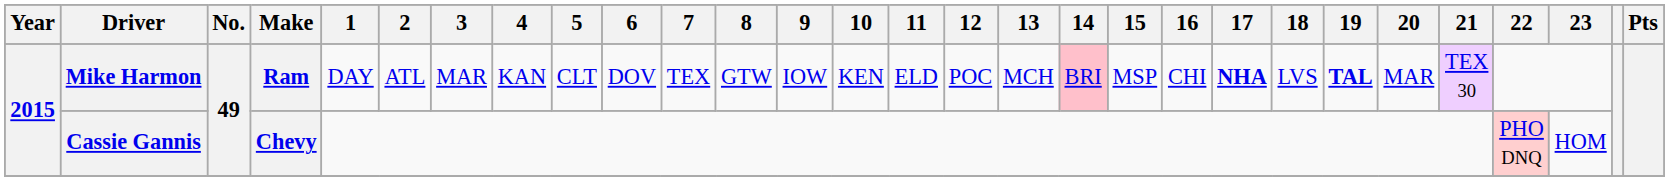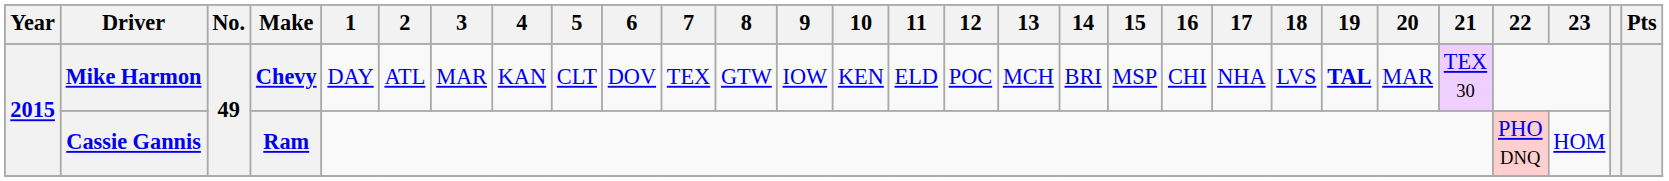(286, 76) Ram -> (286, 76) Chevy
(1083, 76) pink background -> (1083, 76) no background
(1242, 76) bold -> (1241, 76) normal
(286, 142) Chevy -> (286, 142) Ram
